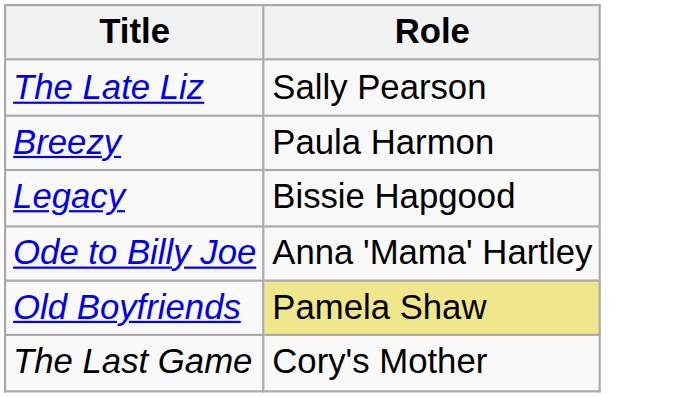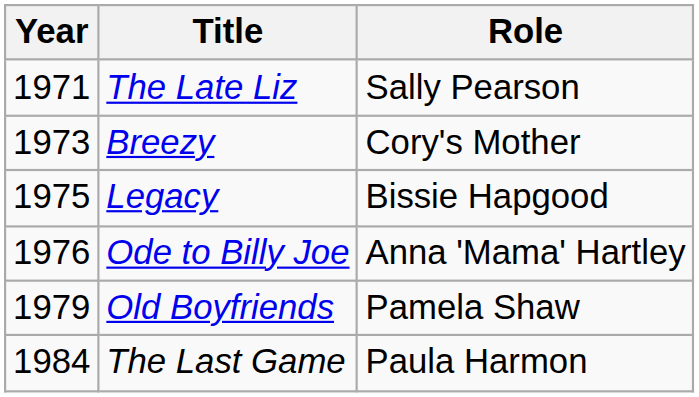+ column: (52, 32)
(383, 142) Paula Harmon -> (473, 142) Cory's Mother
(379, 307) khaki background -> (473, 307) no background
(380, 362) Cory's Mother -> (476, 362) Paula Harmon
